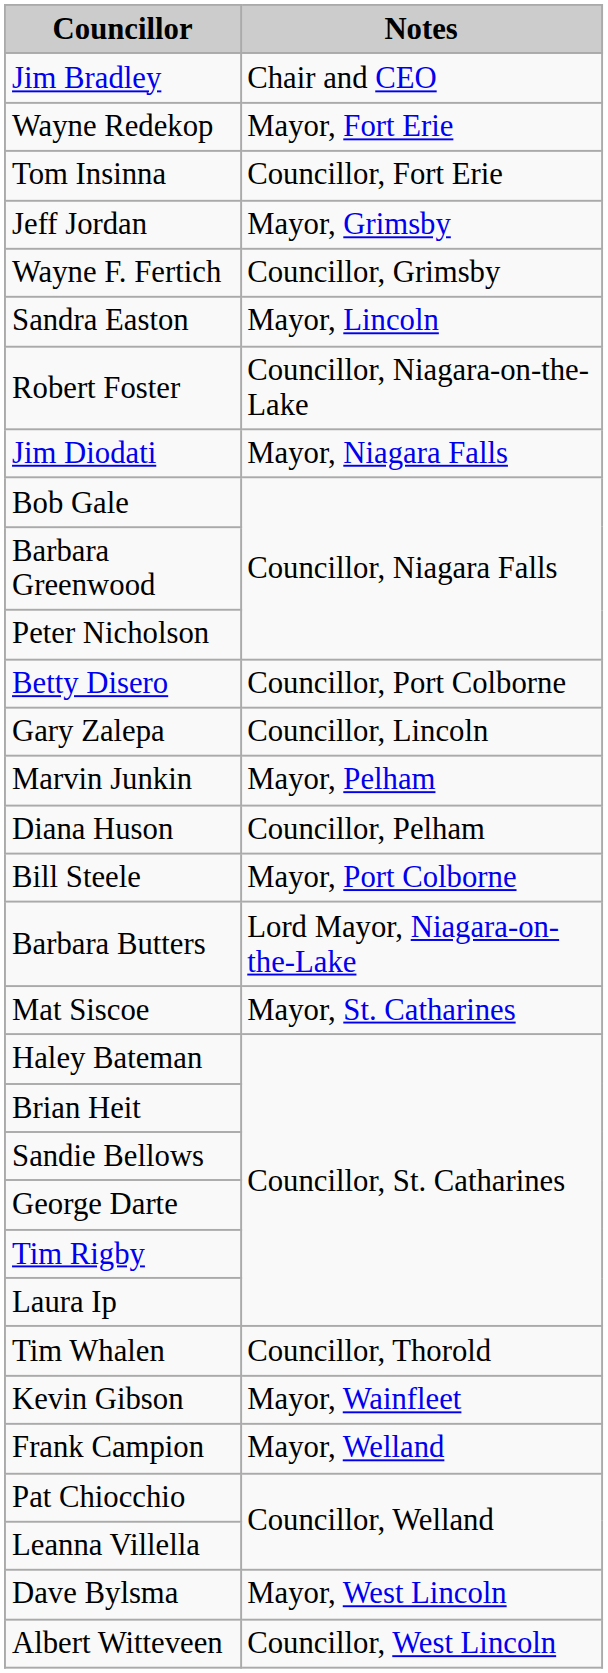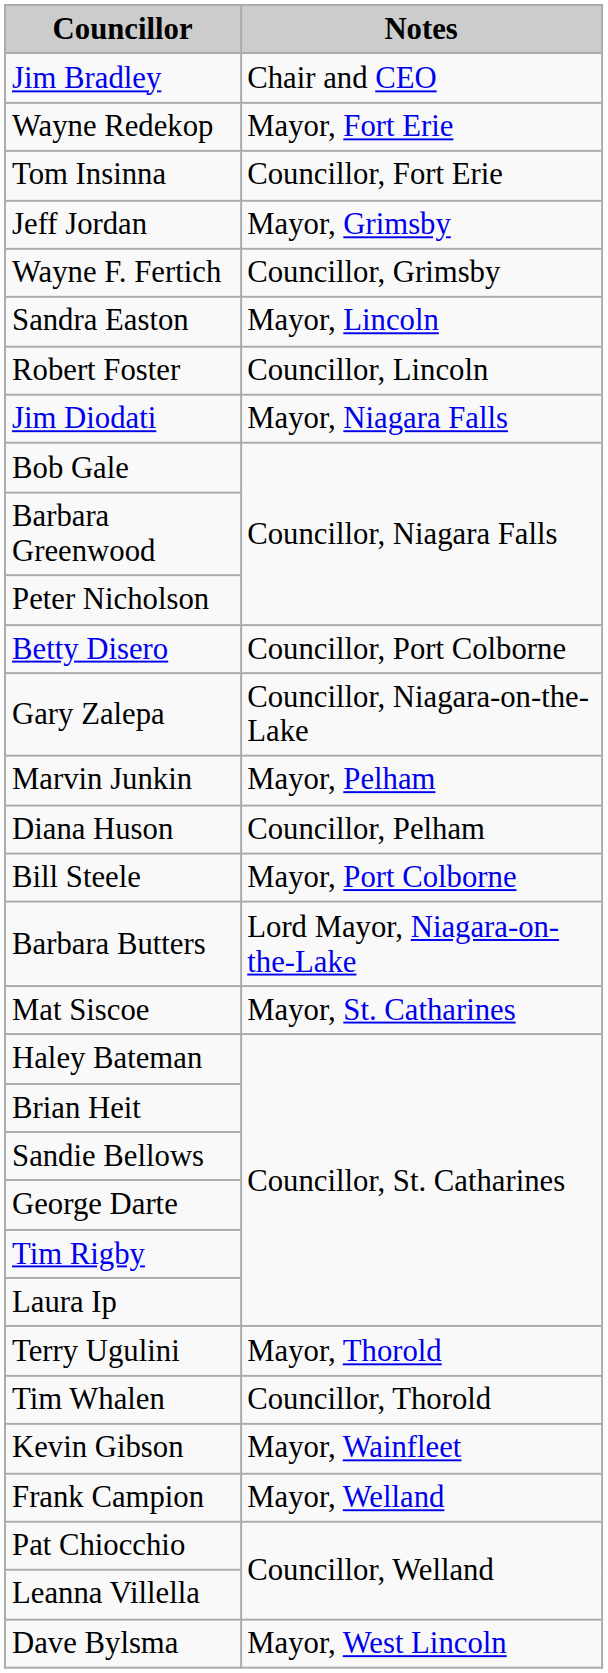(418, 387) Councillor, Niagara-on-the-Lake -> (368, 369) Councillor, Lincoln
(368, 731) Councillor, Lincoln -> (418, 714) Councillor, Niagara-on-the-Lake
+ row: (96, 1350)
- row: (117, 1642)
